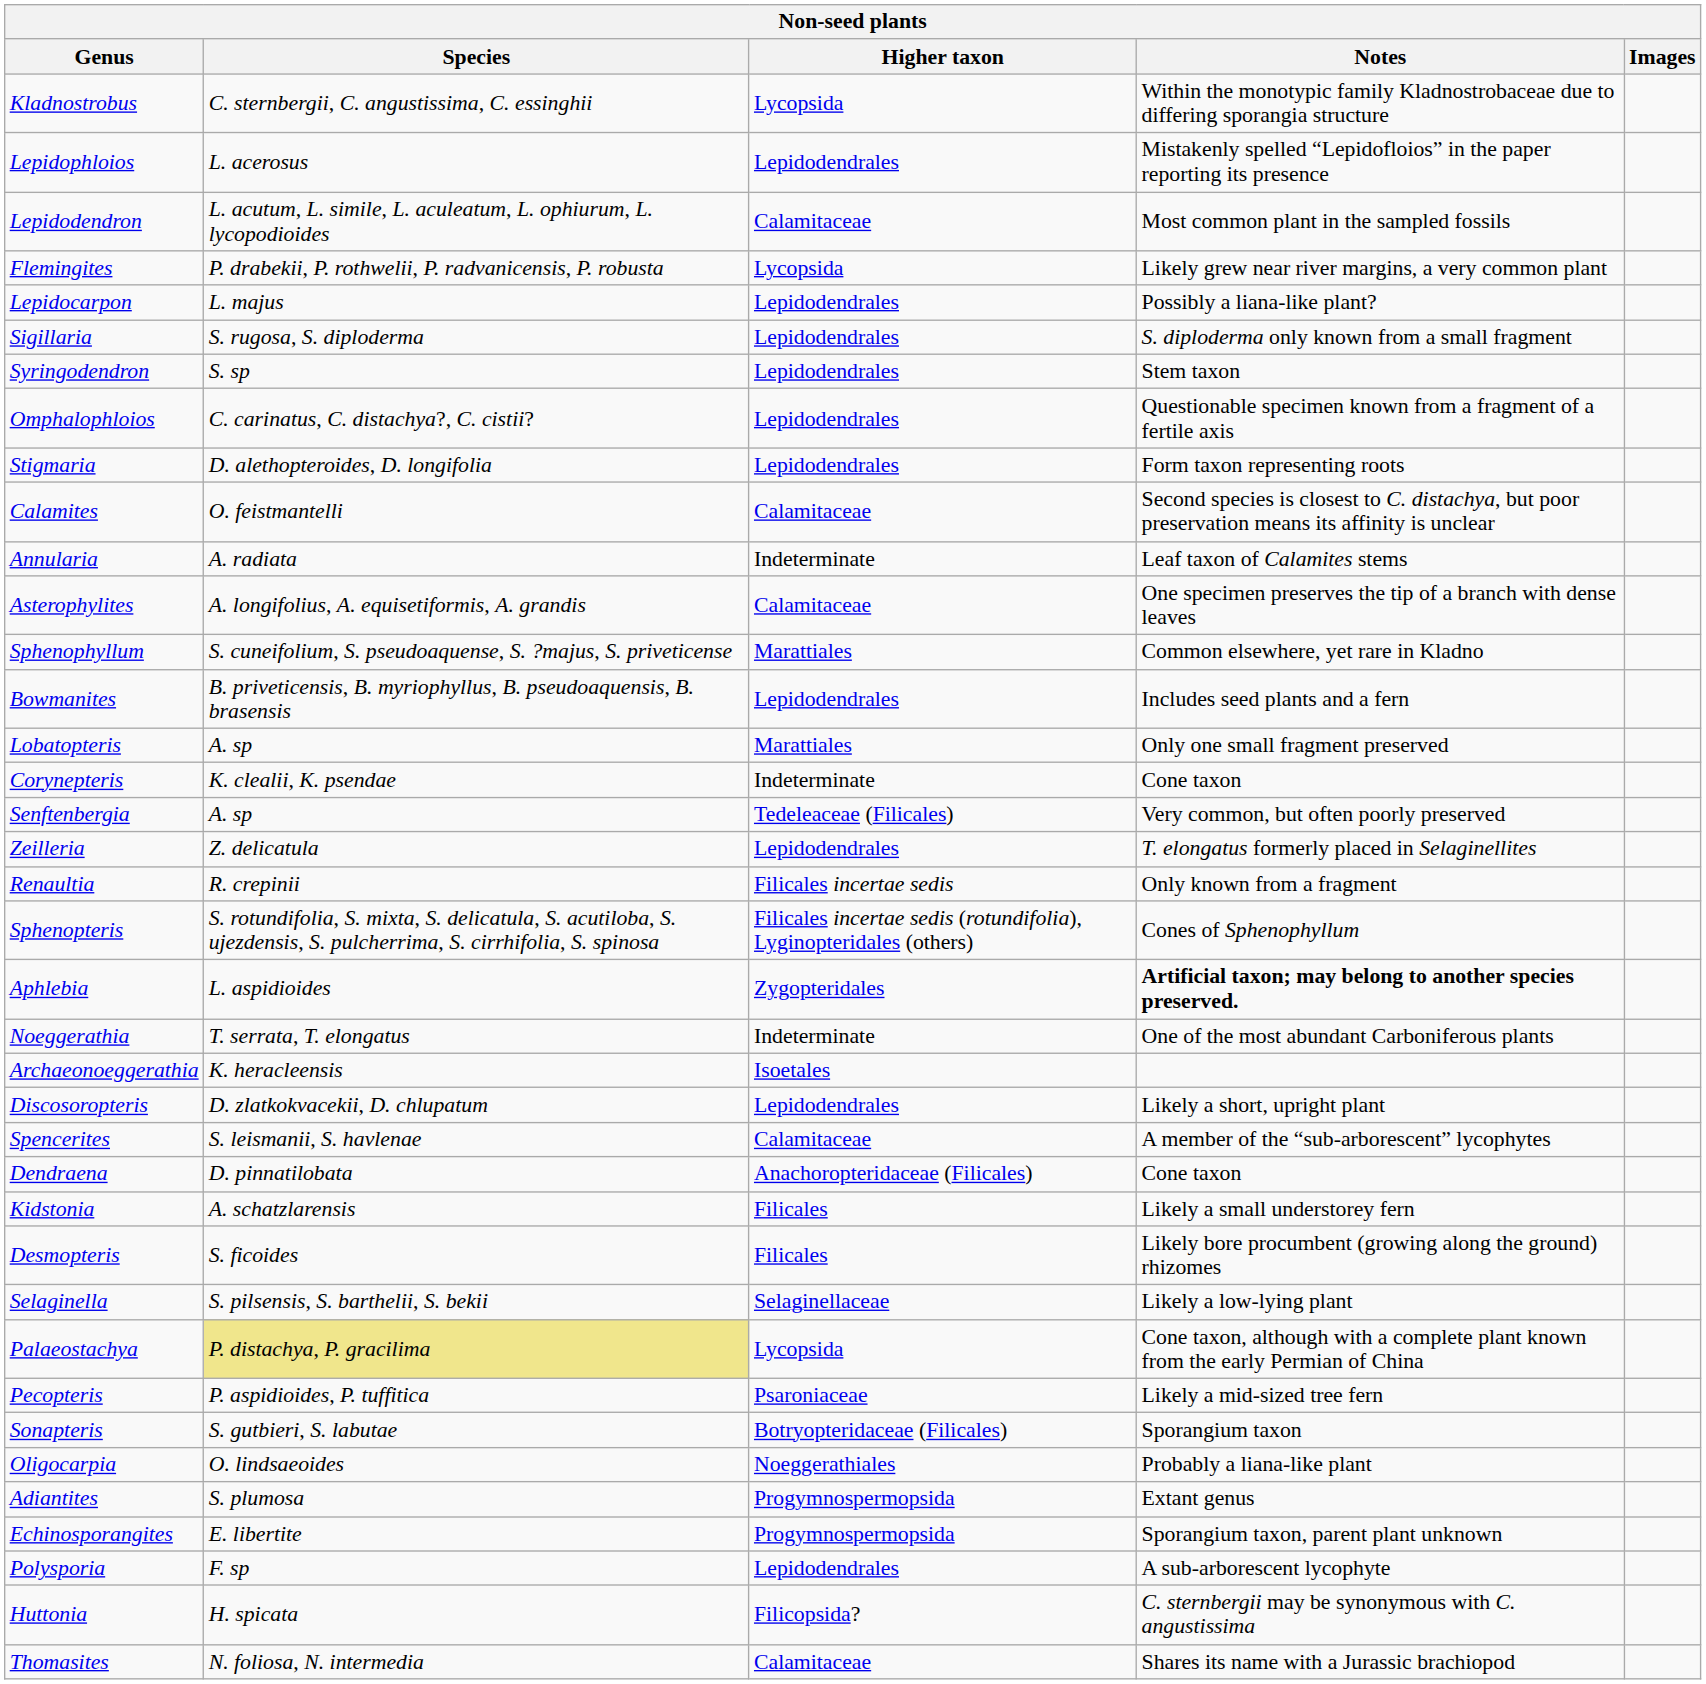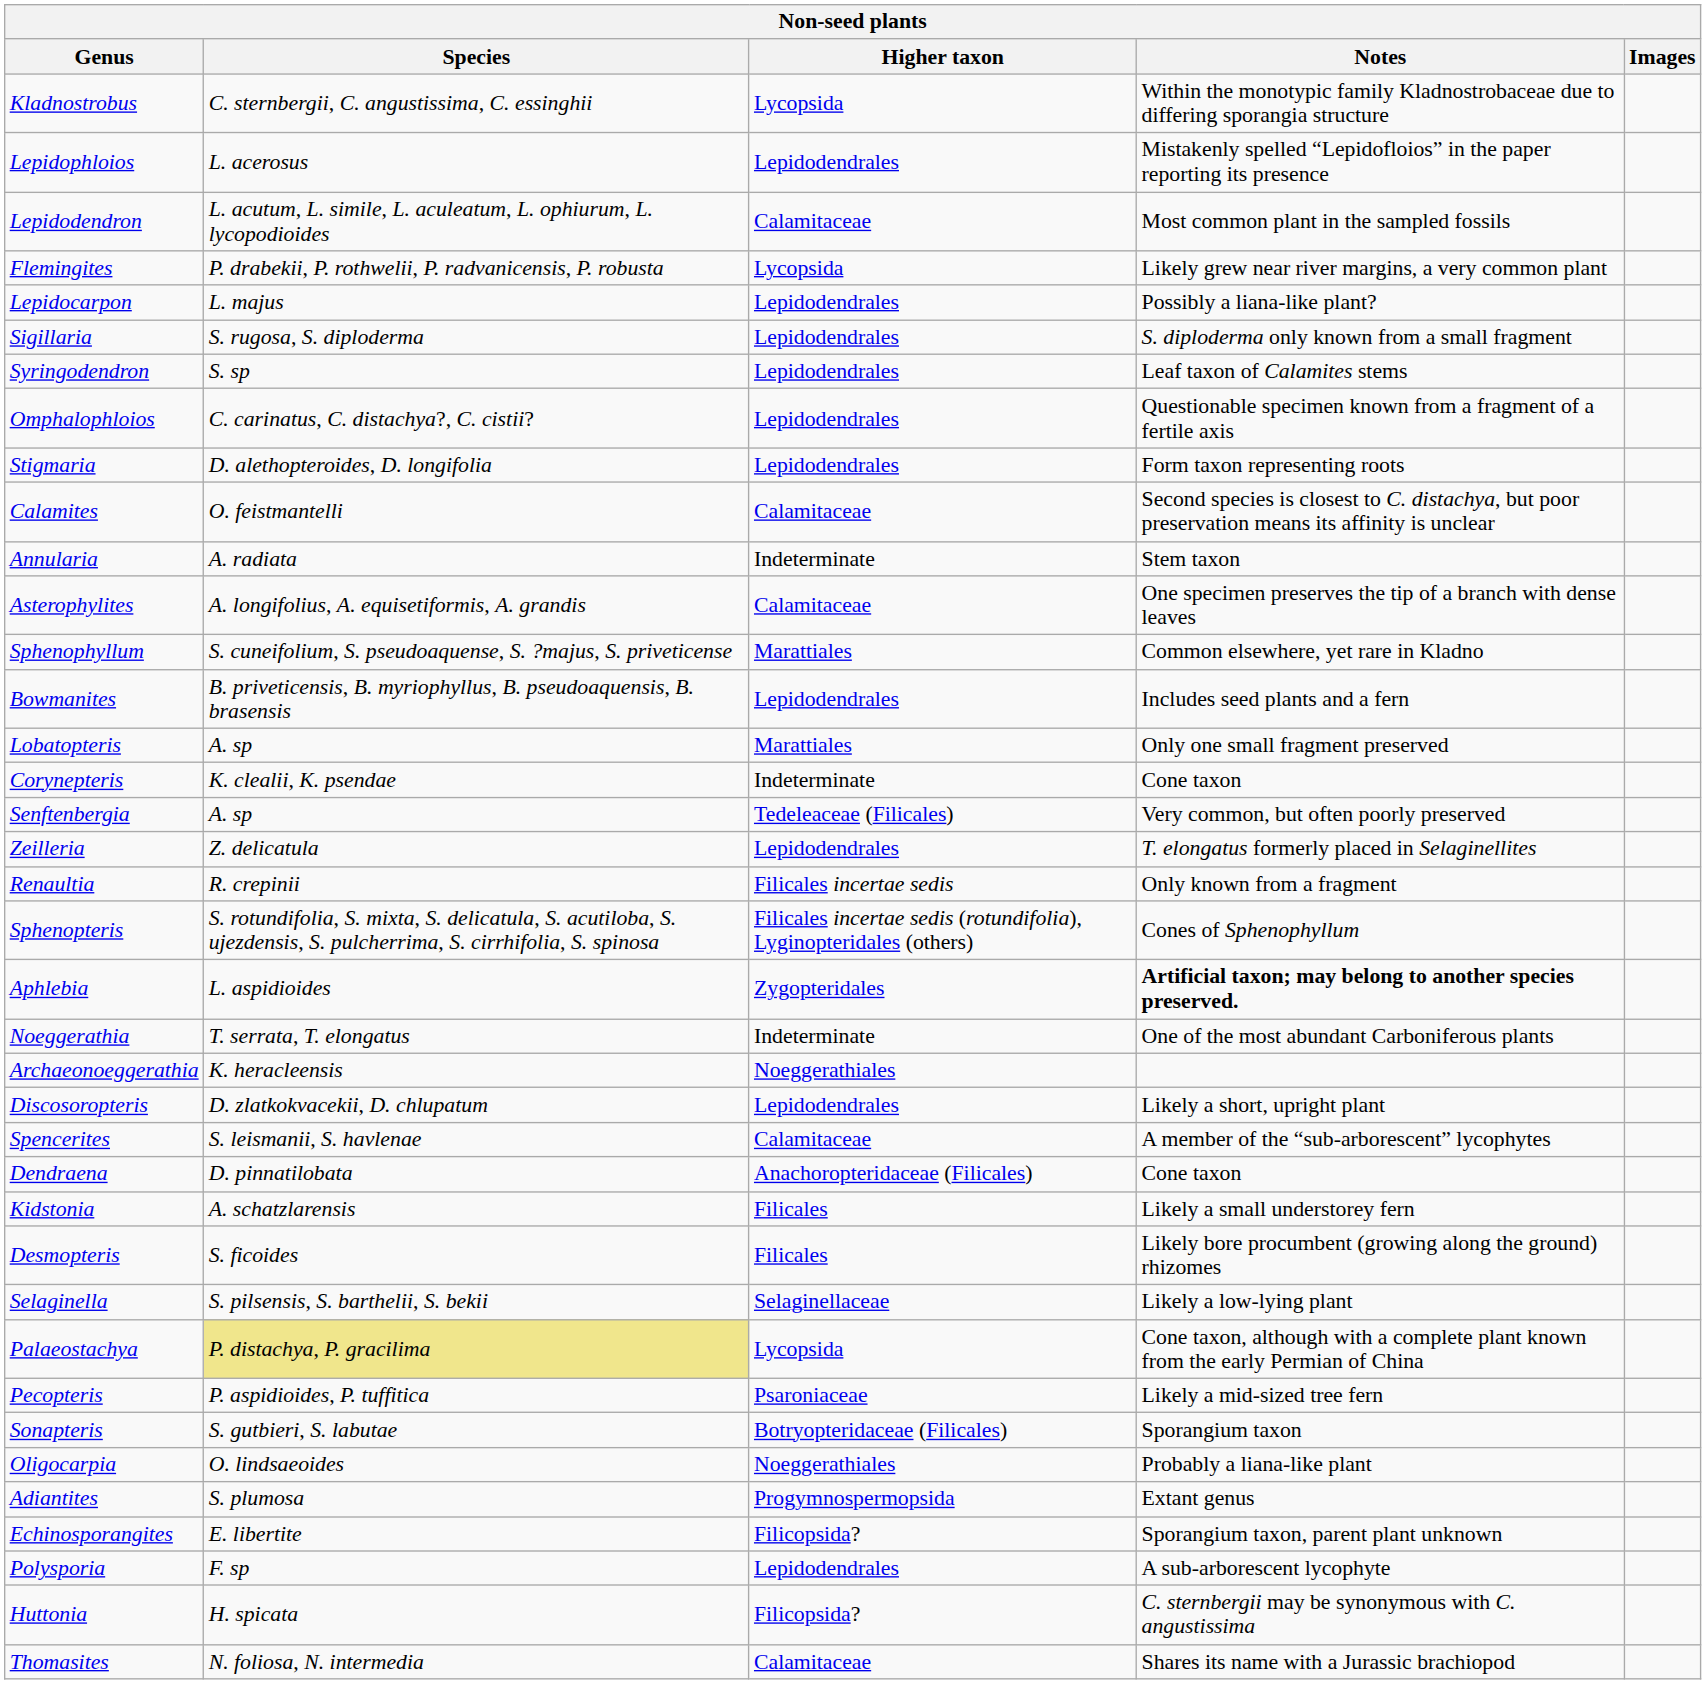(1191, 371) Stem taxon -> (1275, 371) Leaf taxon of Calamites stems
(1275, 558) Leaf taxon of Calamites stems -> (1191, 558) Stem taxon
(792, 1070) Isoetales -> (825, 1070) Noeggerathiales
(854, 1533) Progymnospermopsida -> (807, 1533) Filicopsida?
